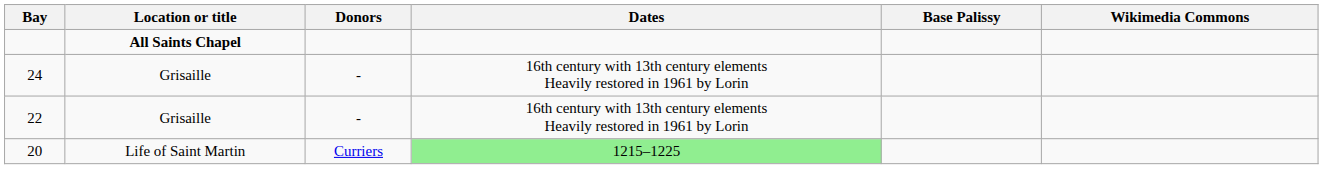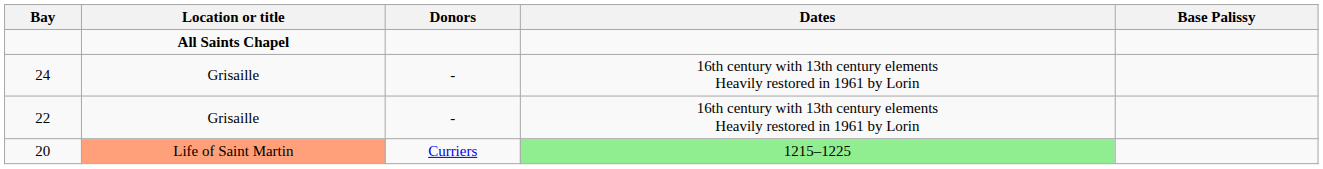- column: (1180, 17)
(185, 151) no background -> (233, 151) lightsalmon background
